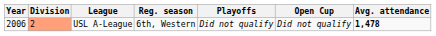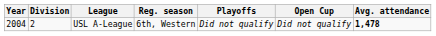(16, 24) 2006 -> (16, 24) 2004
(32, 24) lightsalmon background -> (32, 24) no background
